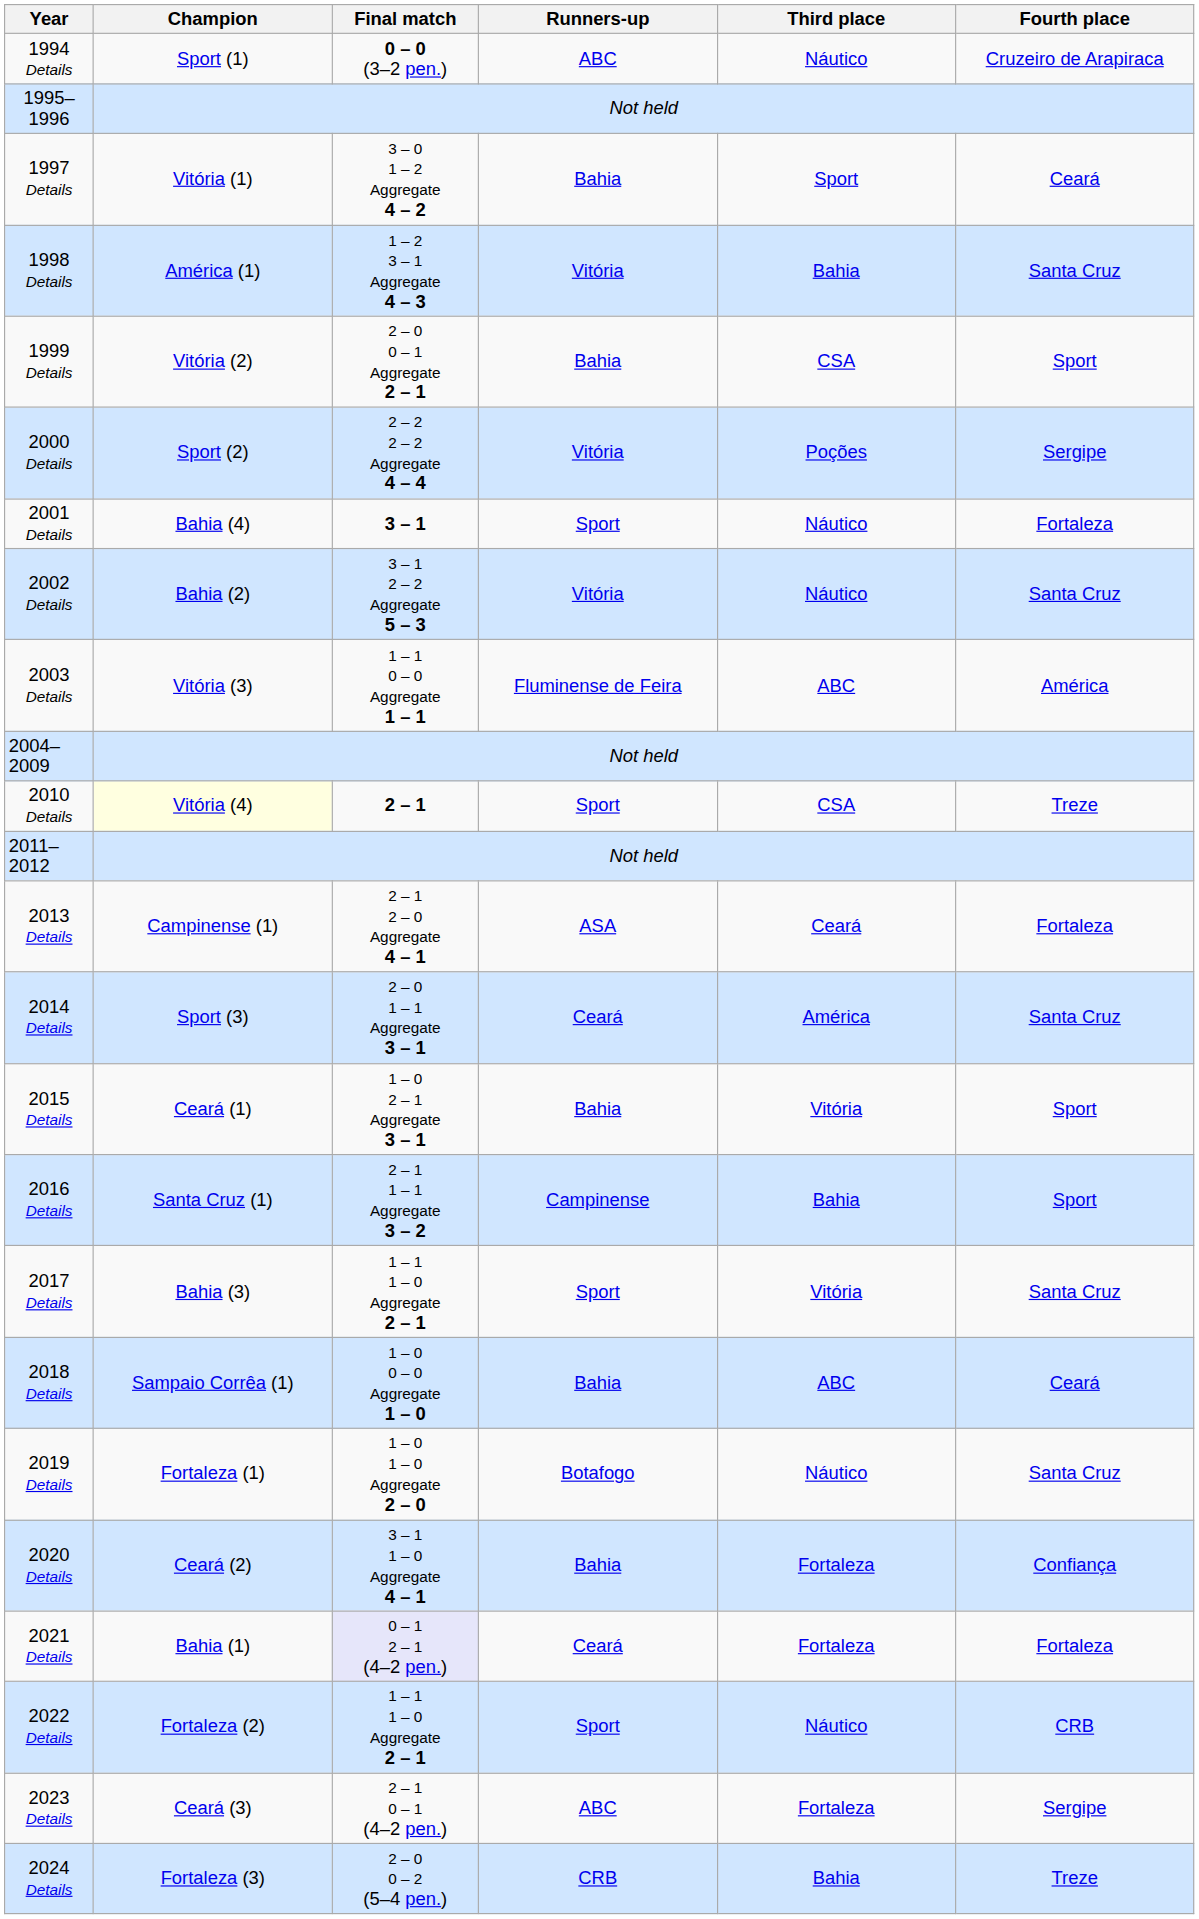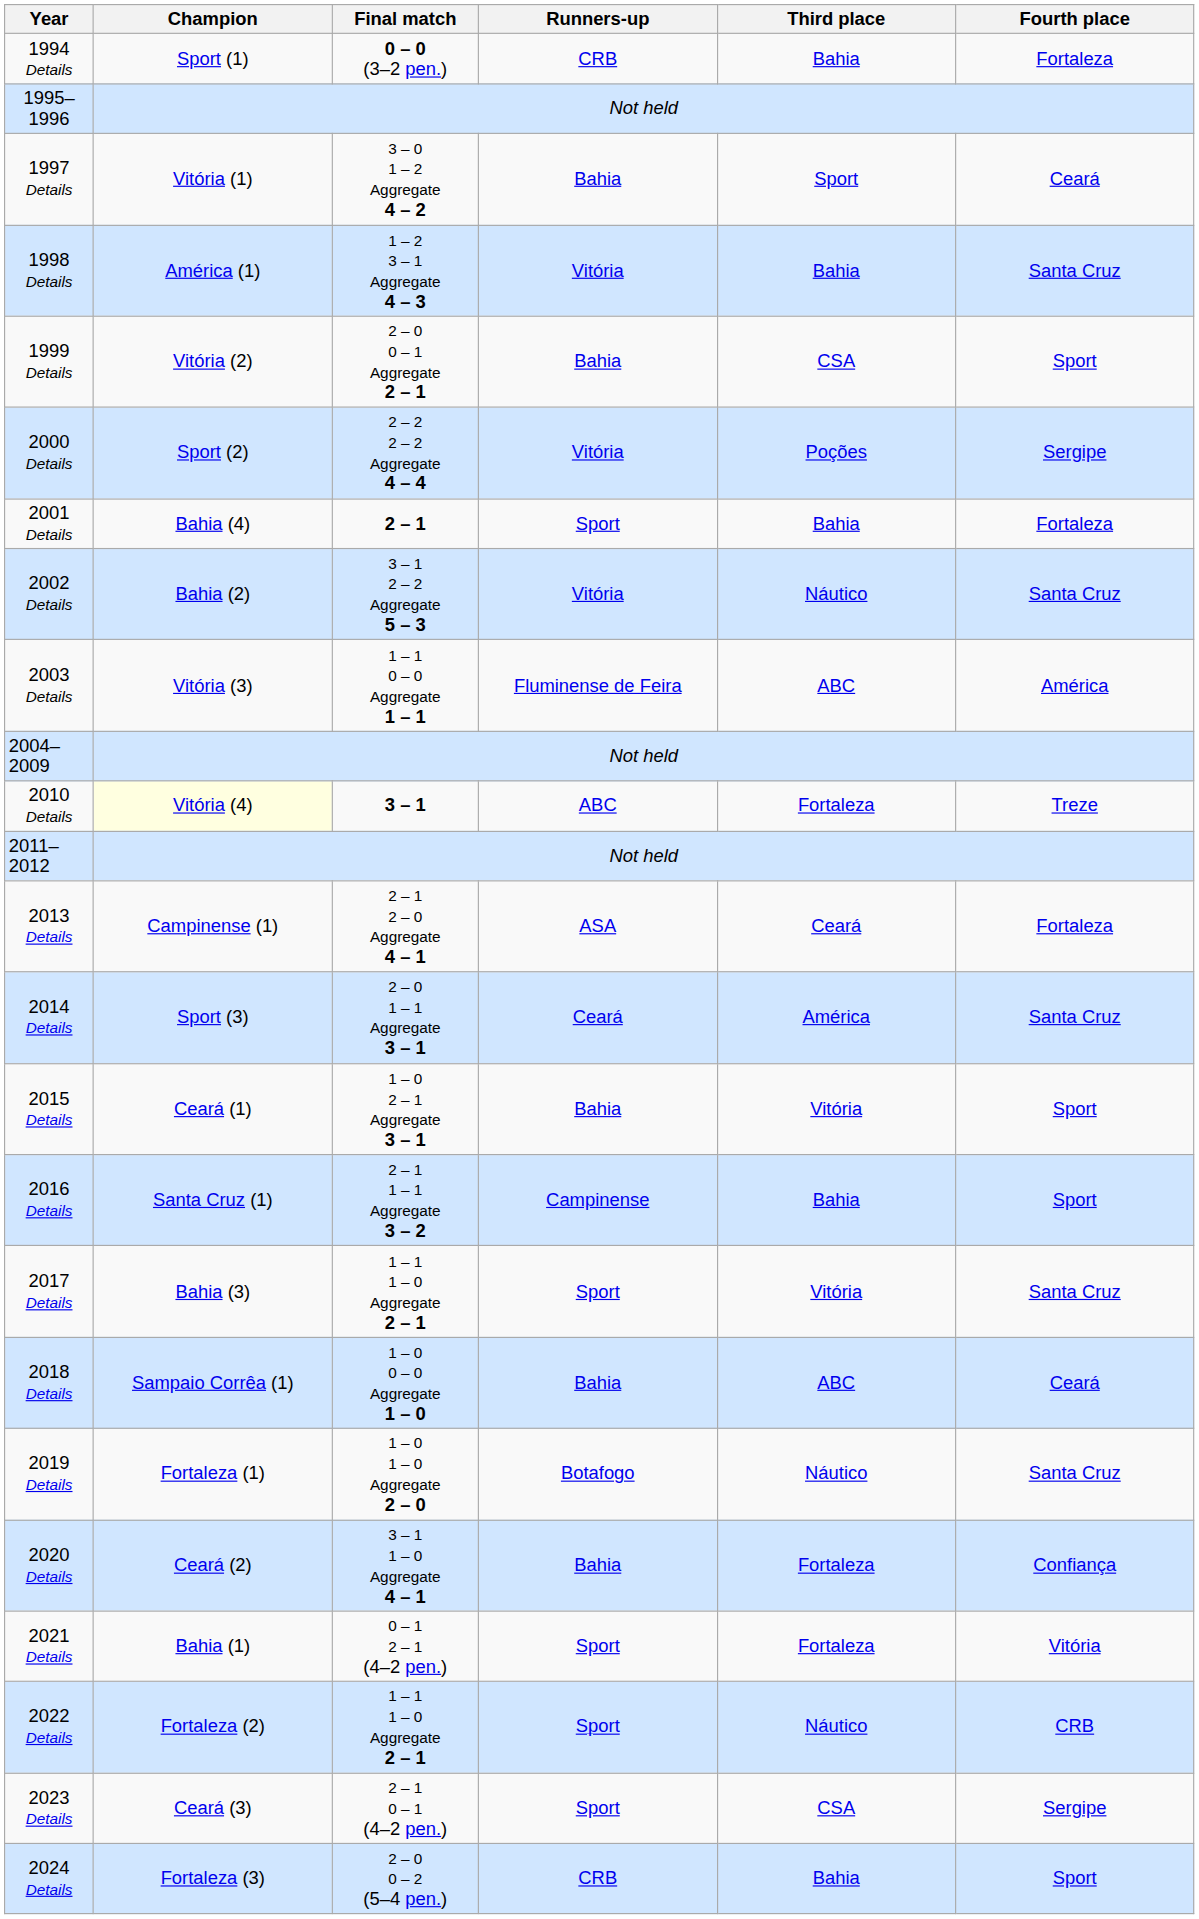(598, 58) ABC -> (598, 58) CRB
(836, 58) Náutico -> (836, 58) Bahia
(1075, 58) Cruzeiro de Arapiraca -> (1075, 58) Fortaleza
(405, 523) 3 – 1 -> (405, 523) 2 – 1
(836, 523) Náutico -> (836, 523) Bahia
(405, 805) 2 – 1 -> (405, 805) 3 – 1
(598, 805) Sport -> (598, 805) ABC
(836, 805) CSA -> (836, 805) Fortaleza
(405, 1647) lavender background -> (405, 1647) no background
(598, 1646) Ceará -> (598, 1646) Sport
(1075, 1646) Fortaleza -> (1075, 1646) Vitória
(598, 1808) ABC -> (598, 1808) Sport
(836, 1808) Fortaleza -> (836, 1808) CSA
(1075, 1878) Treze -> (1075, 1878) Sport
